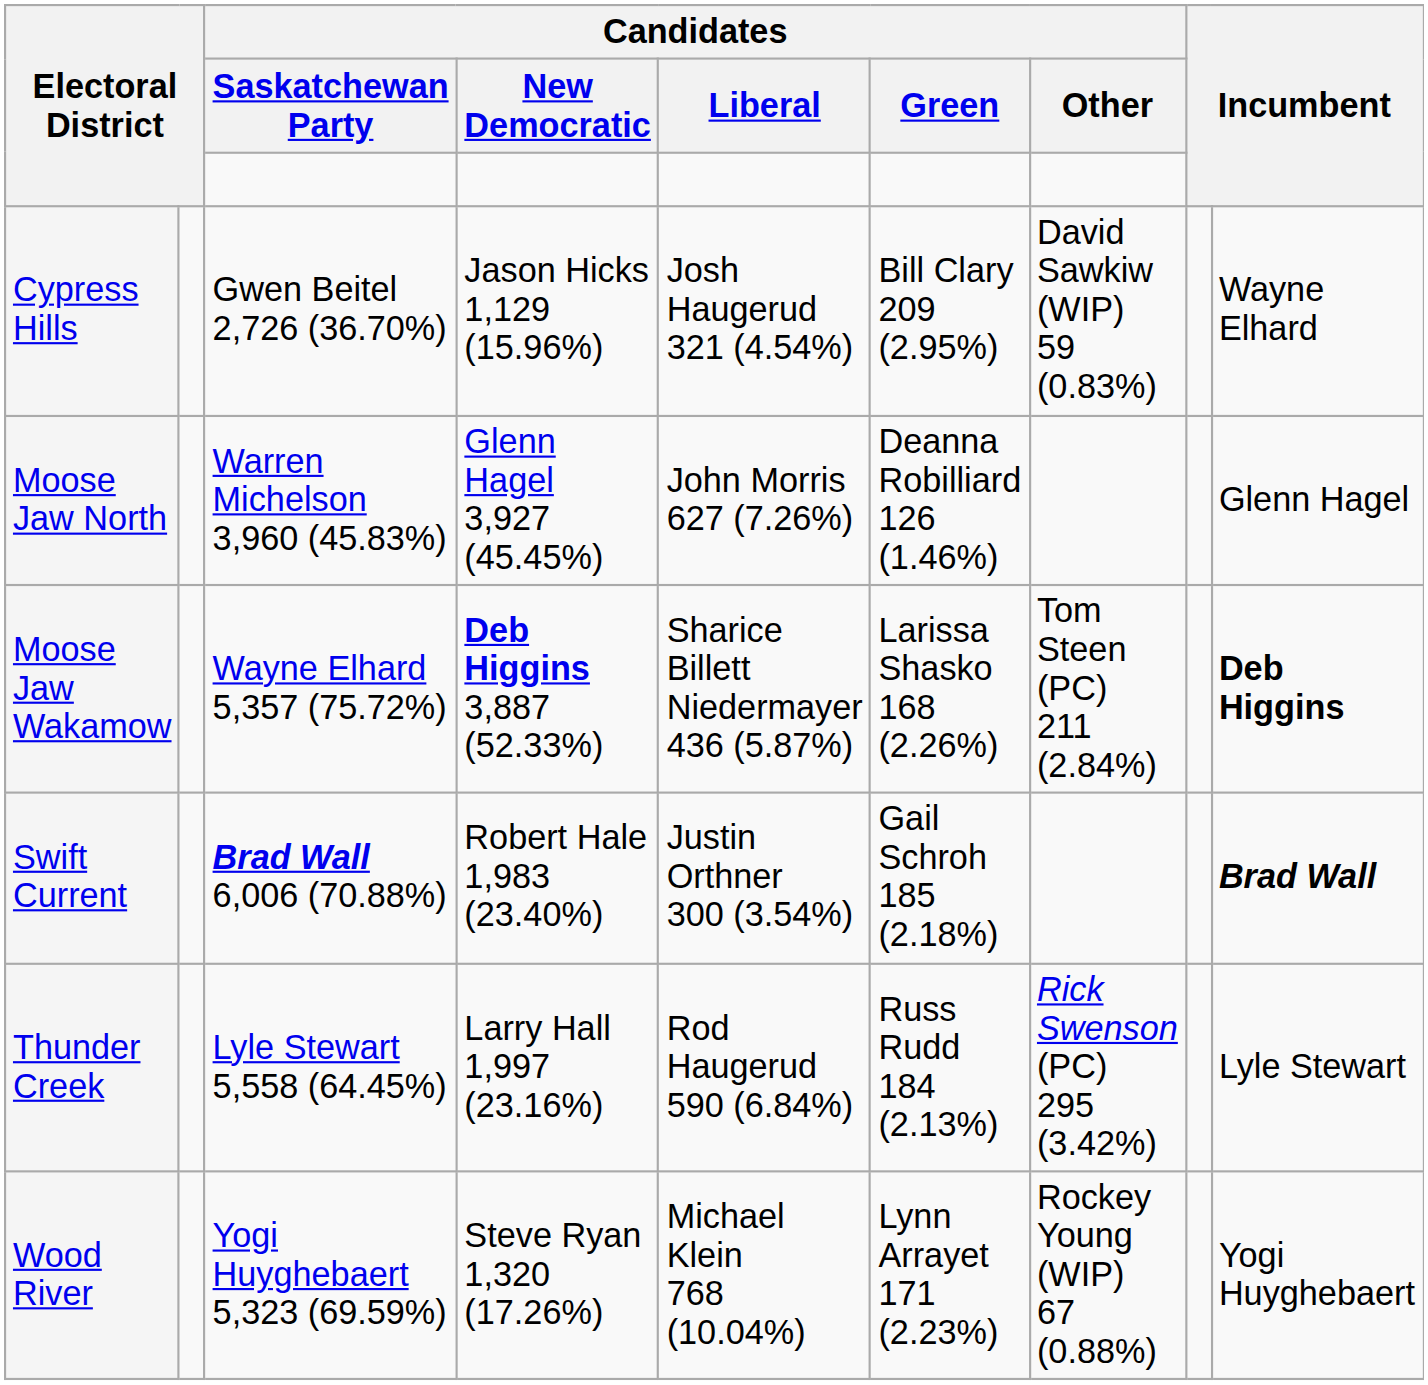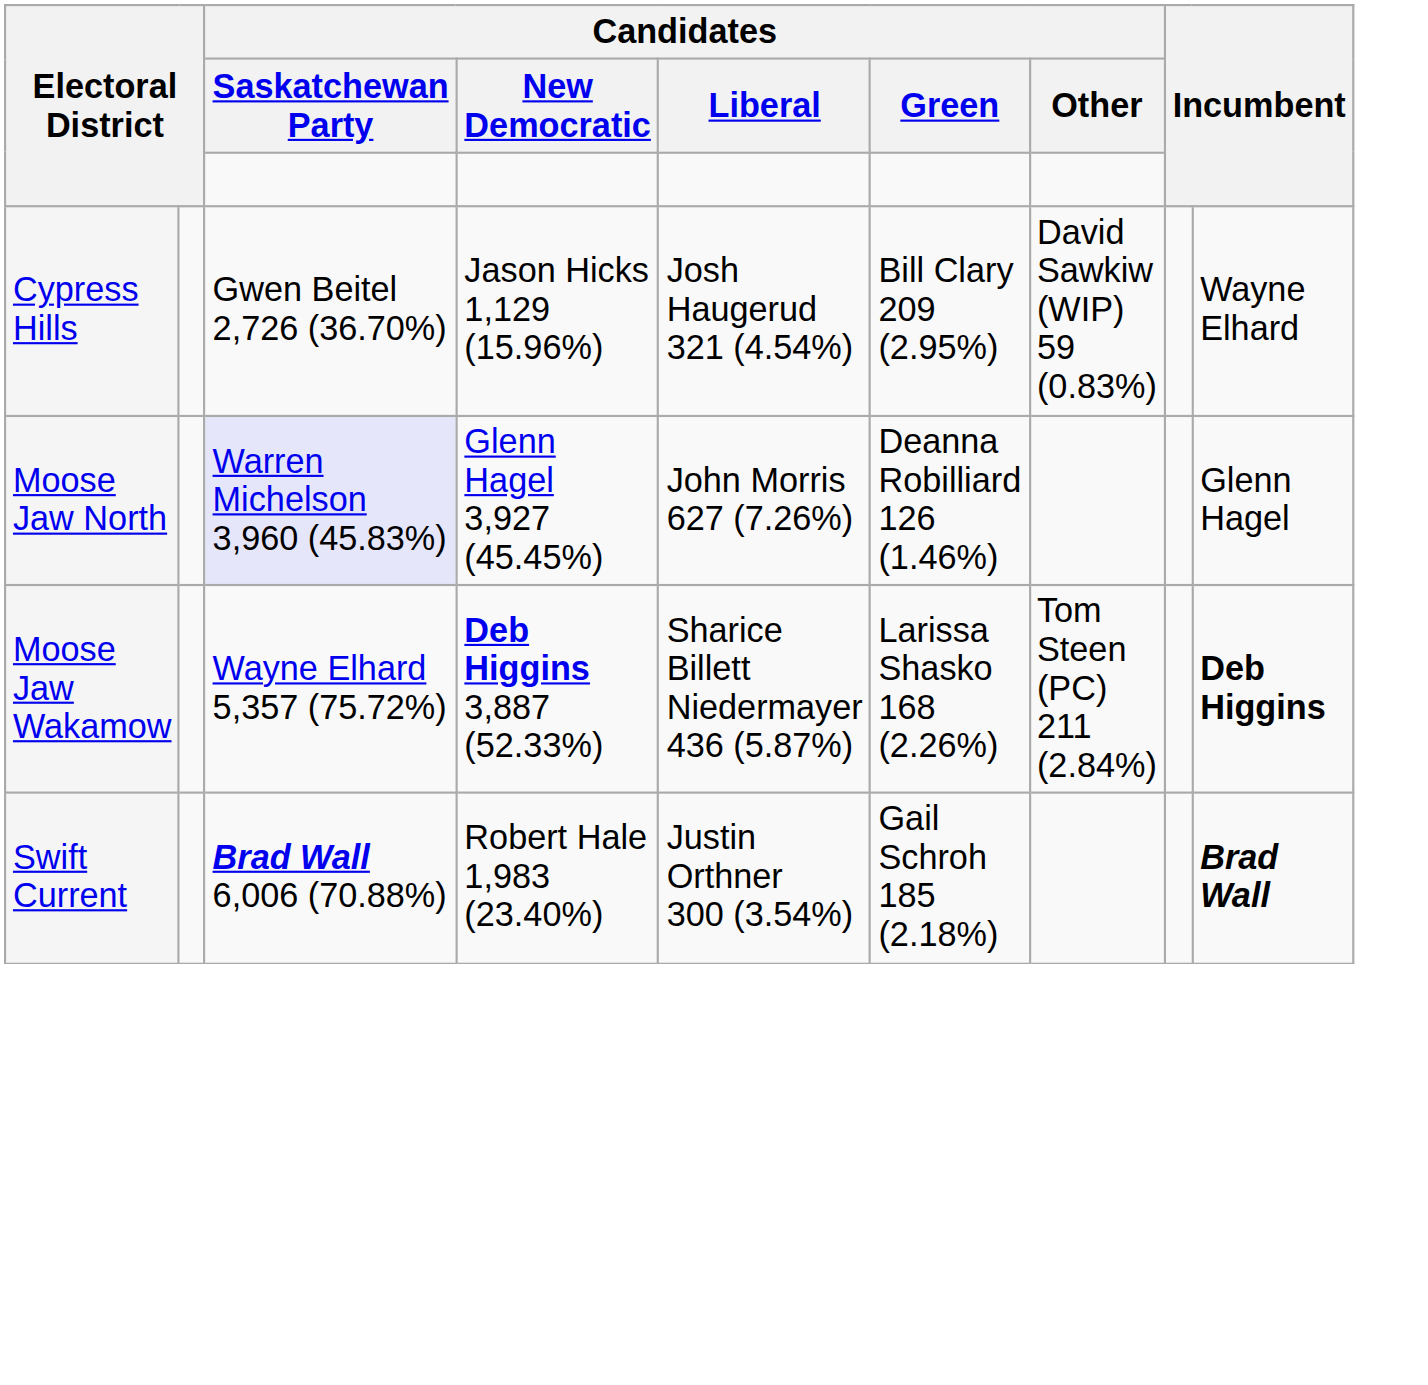(330, 499) no background -> (330, 499) lavender background
- row: (77, 1066)
- row: (57, 1274)
